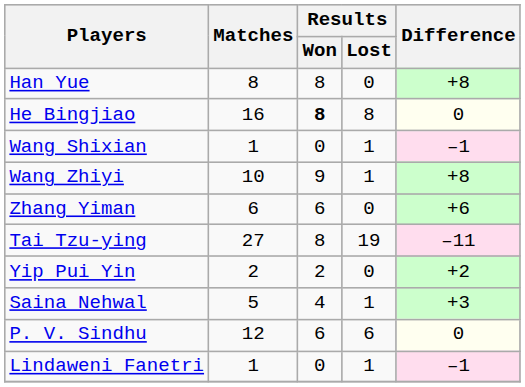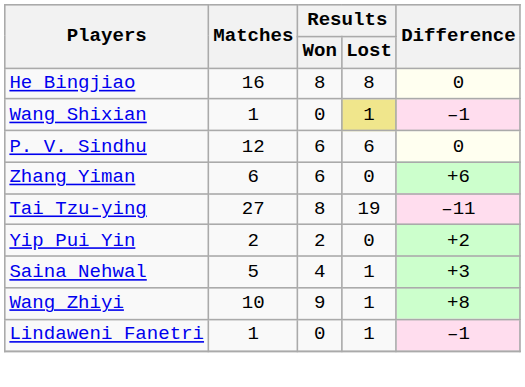- row: (49, 83)
(320, 115) bold -> (320, 83) normal
(369, 146) no background -> (369, 115) khaki background
rows swapped: (67, 178) <-> (78, 335)
